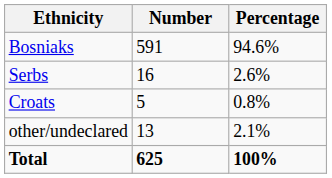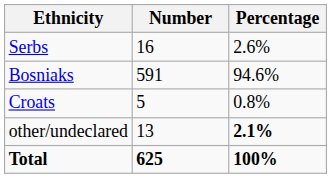rows swapped: (41, 46) <-> (28, 74)
(252, 131) normal -> (253, 131) bold
